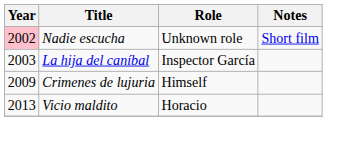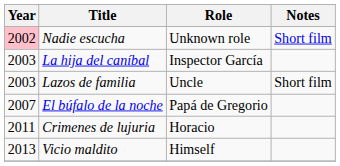+ row: (89, 82)
+ row: (103, 104)
(22, 82) 2009 -> (22, 127) 2011
(184, 82) Himself -> (192, 127) Horacio
(184, 104) Horacio -> (192, 149) Himself
